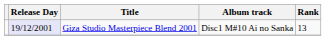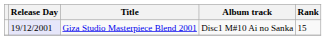(302, 27) 13 -> (302, 27) 15
